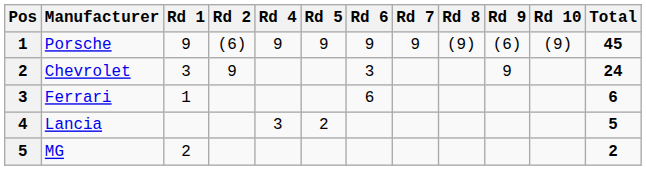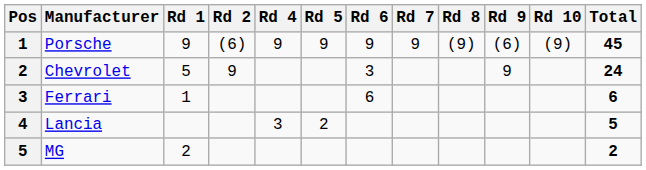(186, 71) 3 -> (186, 71) 5
